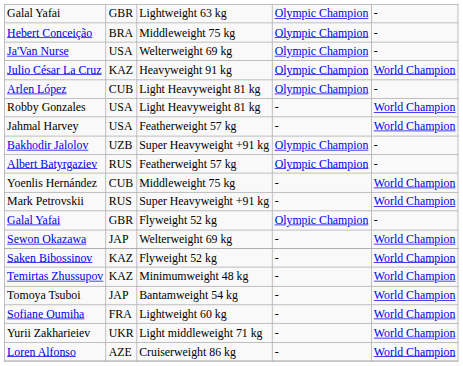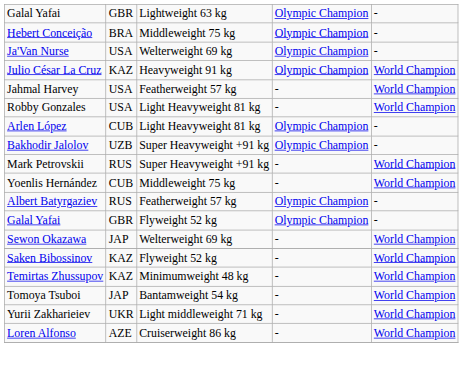rows swapped: (37, 88) <-> (43, 126)
rows swapped: (45, 201) <-> (52, 164)
- row: (46, 314)
